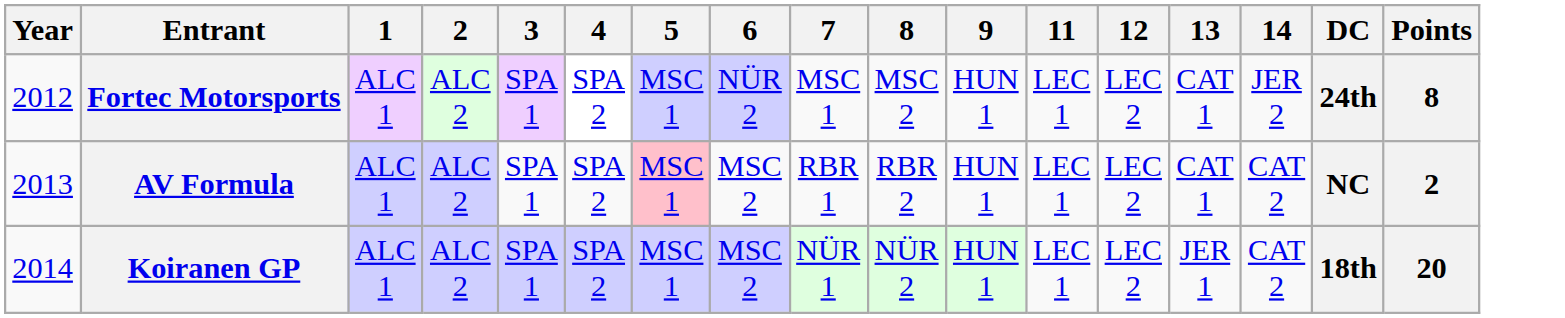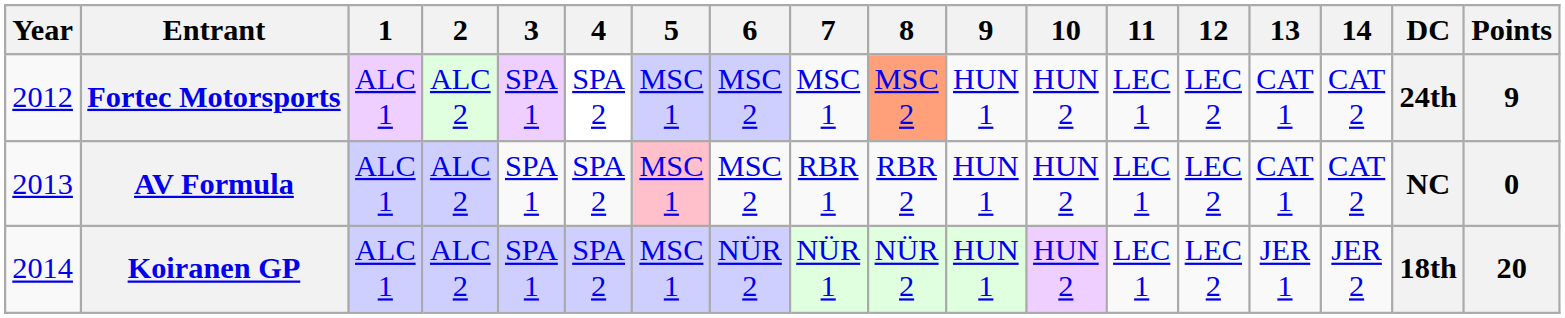+ column: (1066, 29)
(750, 96) NÜR 2 -> (750, 96) MSC 2
(907, 96) no background -> (907, 96) lightsalmon background
(1277, 96) JER 2 -> (1357, 96) CAT 2
(1432, 96) 8 -> (1512, 96) 9
(1432, 182) 2 -> (1512, 182) 0
(750, 268) MSC 2 -> (750, 268) NÜR 2
(1277, 268) CAT 2 -> (1357, 268) JER 2
